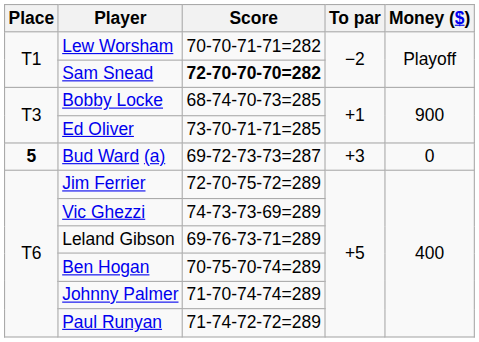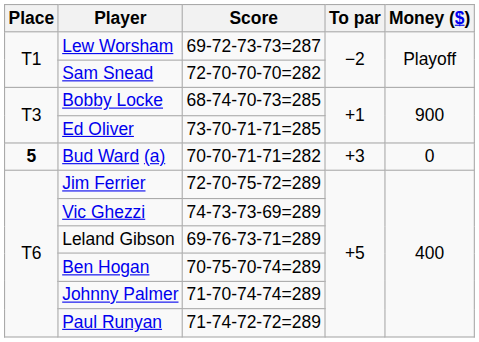(254, 45) 70-70-71-71=282 -> (254, 45) 69-72-73-73=287
(254, 73) bold -> (254, 73) normal
(254, 156) 69-72-73-73=287 -> (254, 156) 70-70-71-71=282
